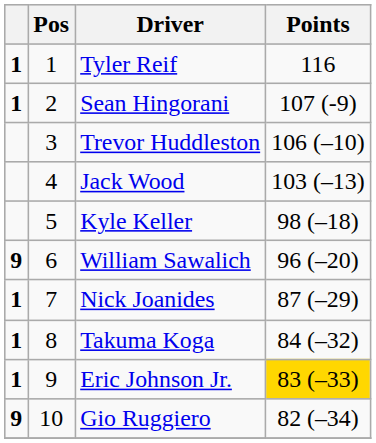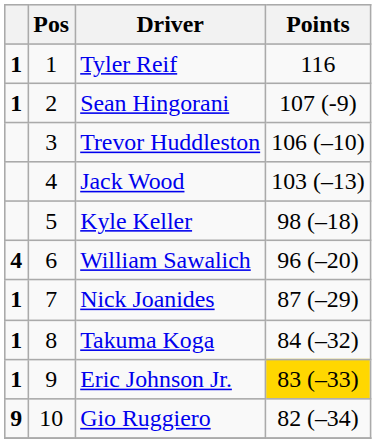(16, 260) 9 -> (16, 260) 4
